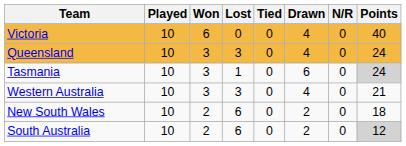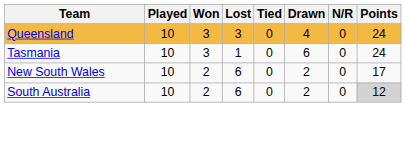- row: (28, 33)
(379, 72) lightgrey background -> (379, 53) no background
- row: (55, 92)
(379, 111) 18 -> (379, 72) 17
